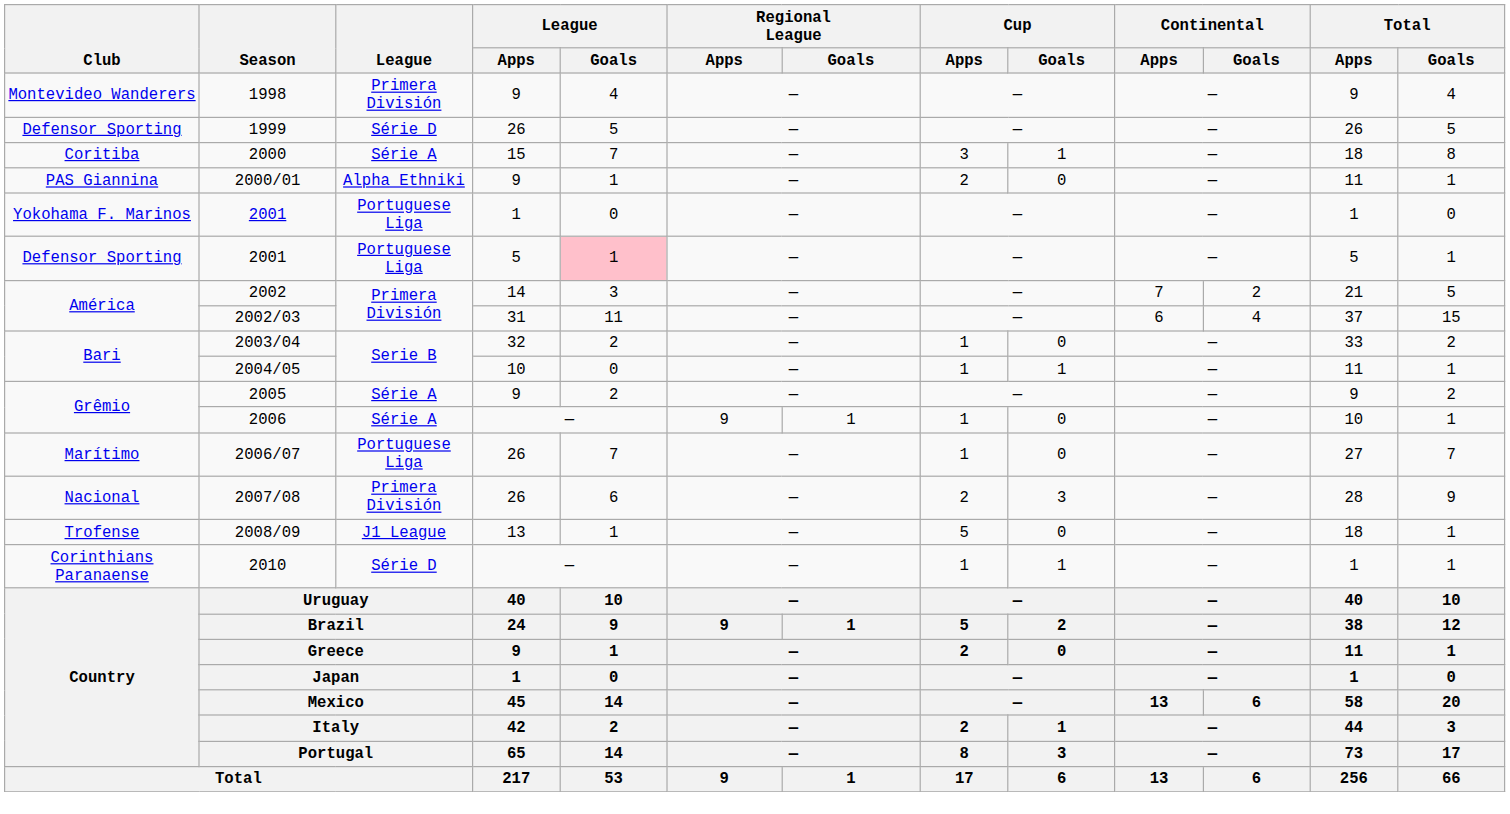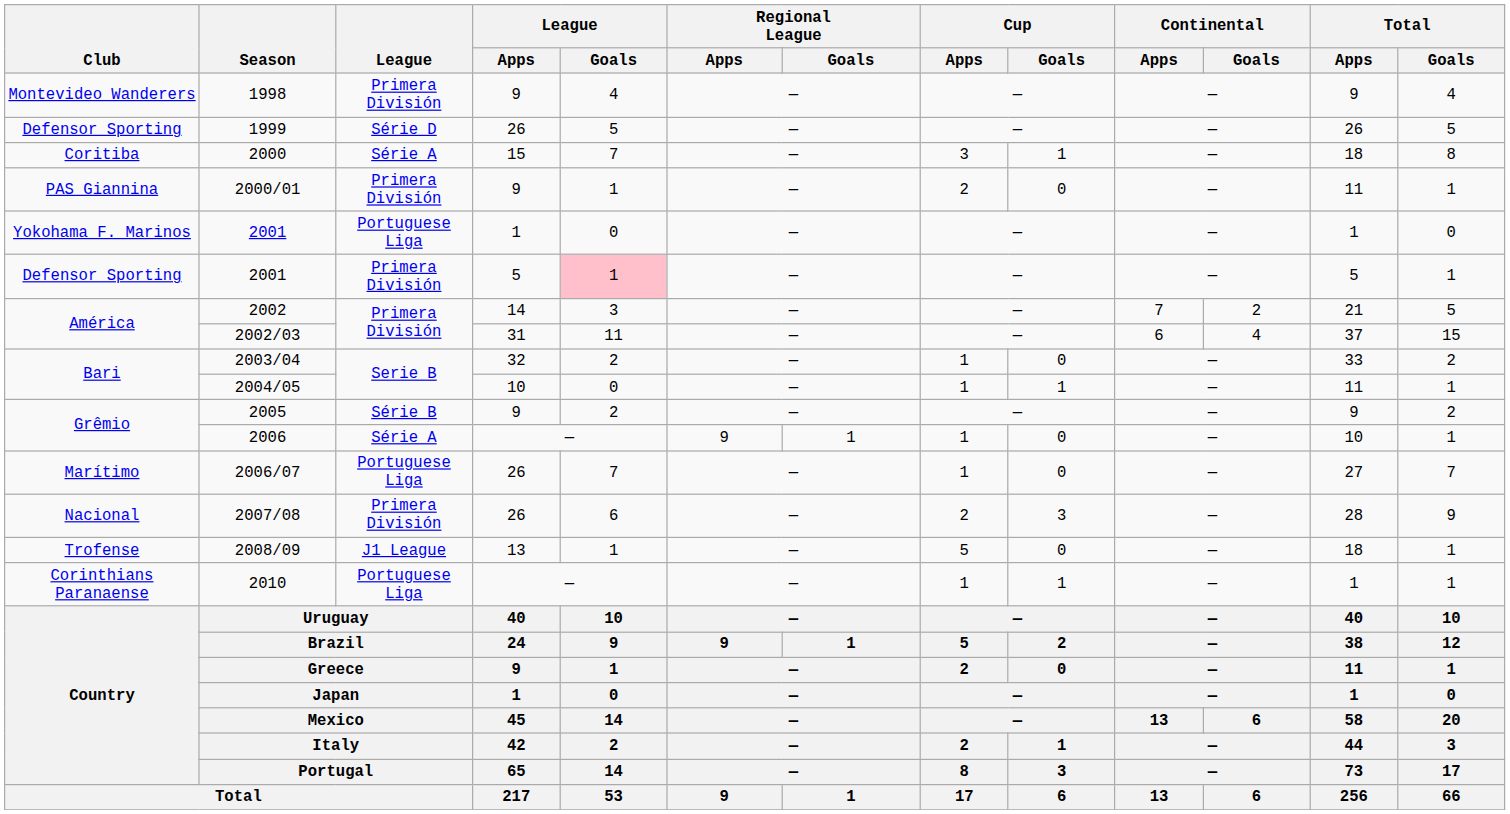(404, 180) Alpha Ethniki -> (404, 189) Primera División
(404, 258) Portuguese Liga -> (404, 276) Primera División
(404, 394) Série A -> (404, 412) Série B
(404, 567) Série D -> (404, 585) Portuguese Liga
